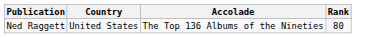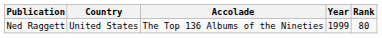+ column: (338, 12)
